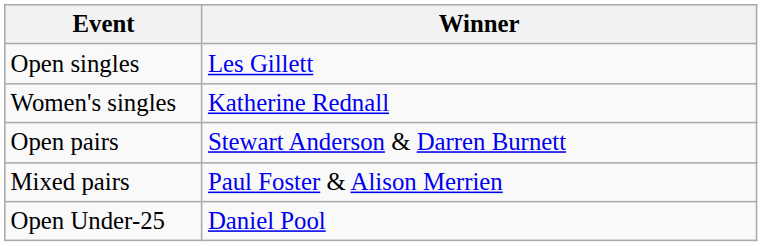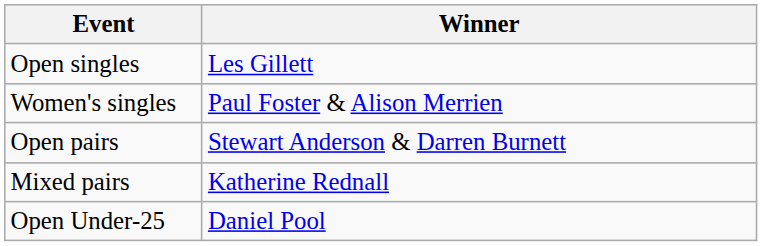(298, 102) Katherine Rednall -> (355, 102) Paul Foster & Alison Merrien
(355, 181) Paul Foster & Alison Merrien -> (298, 181) Katherine Rednall
